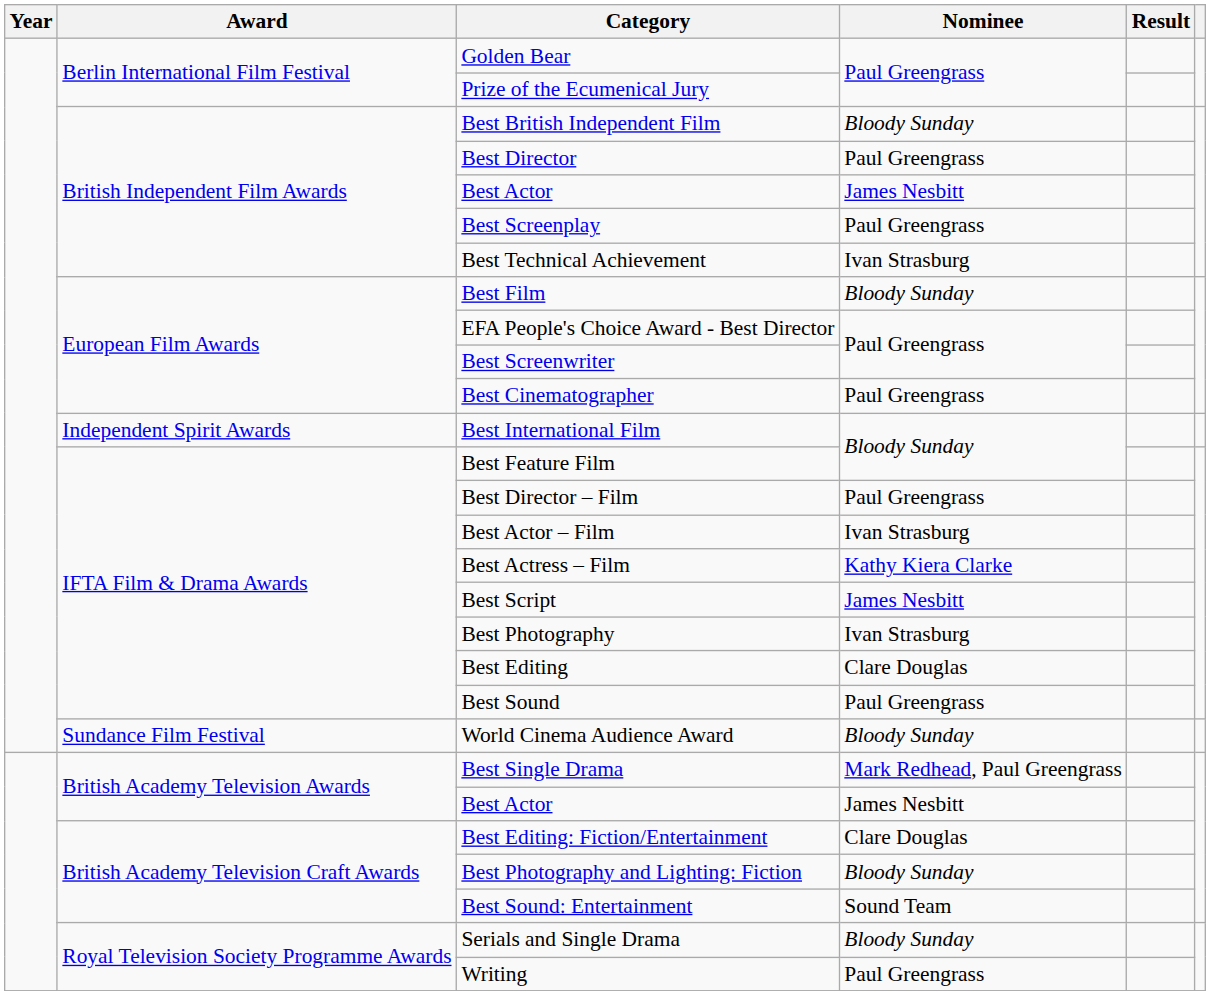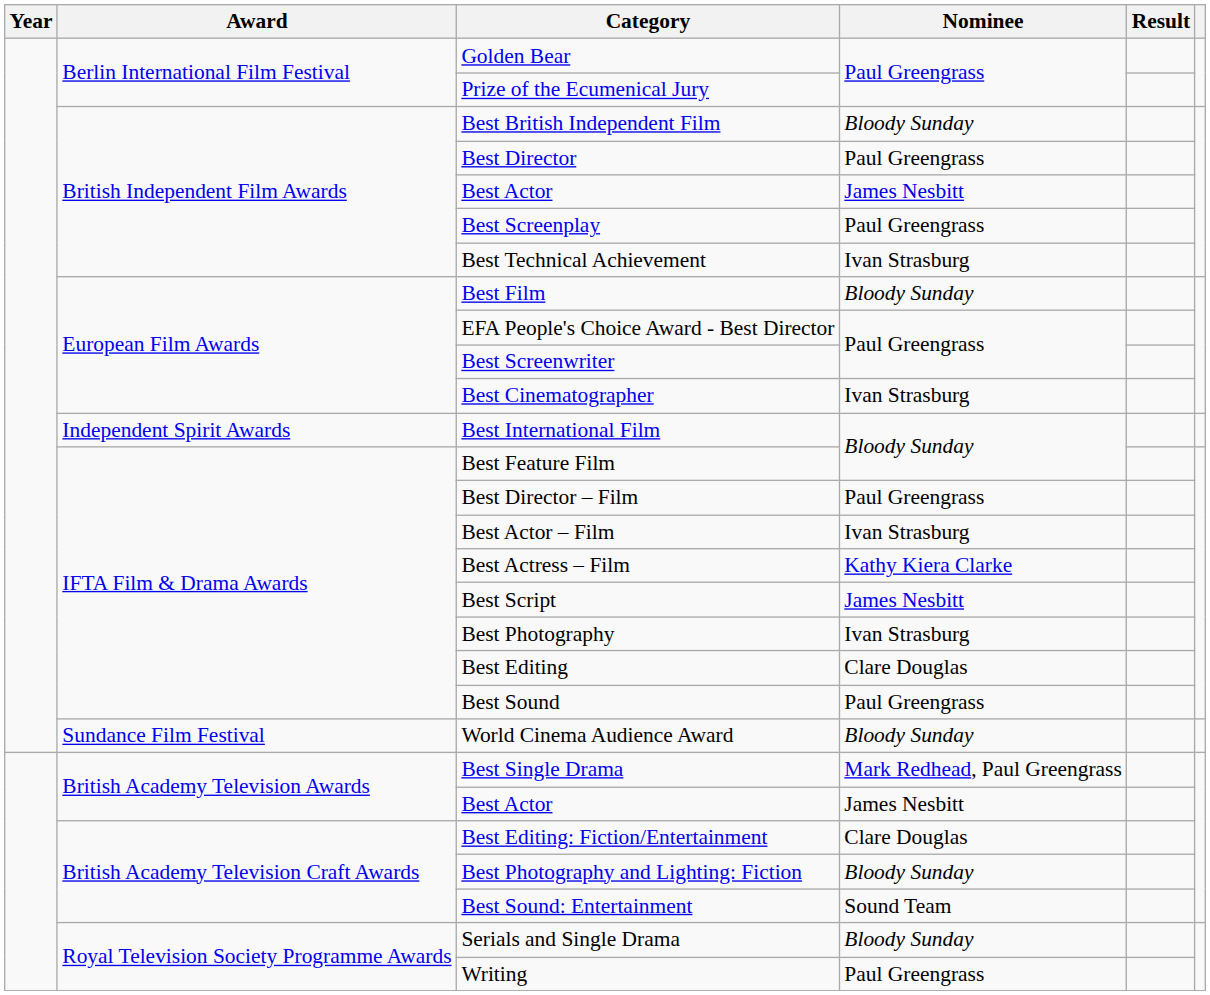(914, 395) Paul Greengrass -> (907, 395) Ivan Strasburg
